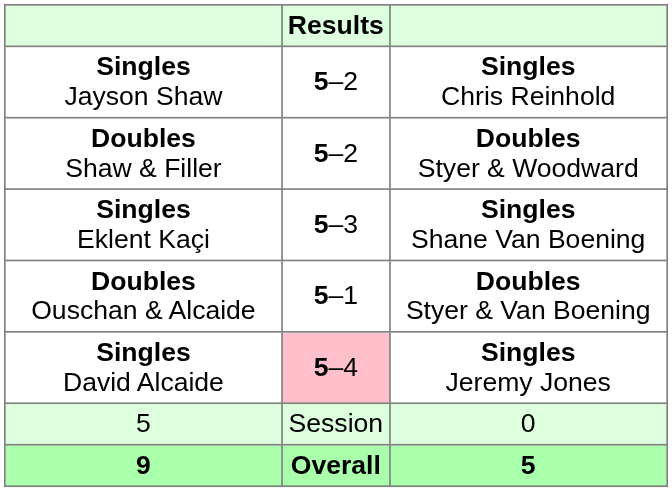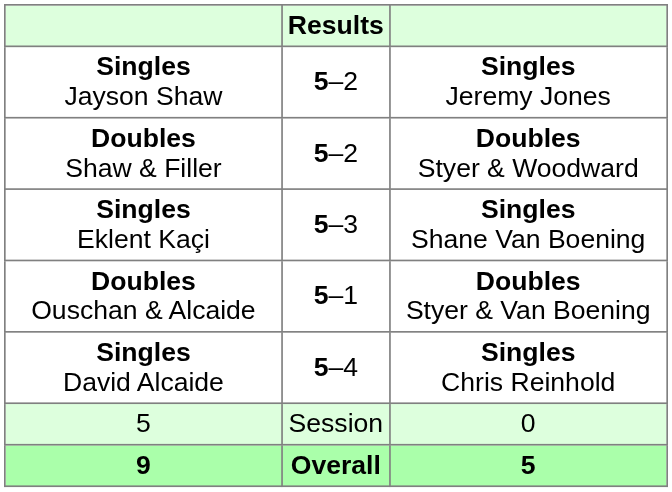(528, 81) Singles Chris Reinhold -> (528, 81) Singles Jeremy Jones
(336, 367) pink background -> (336, 367) no background
(528, 367) Singles Jeremy Jones -> (528, 367) Singles Chris Reinhold
